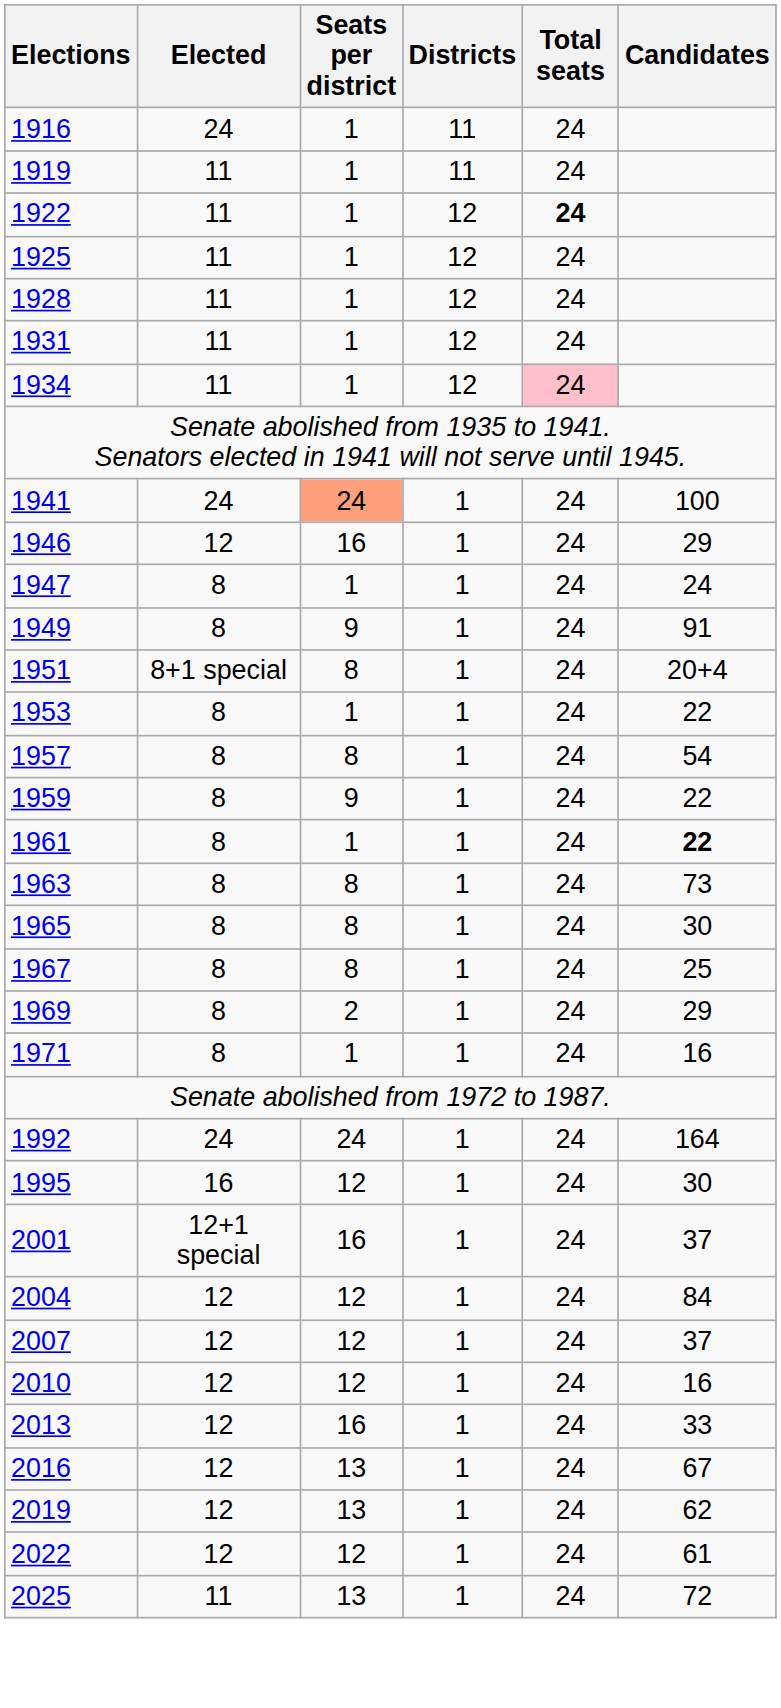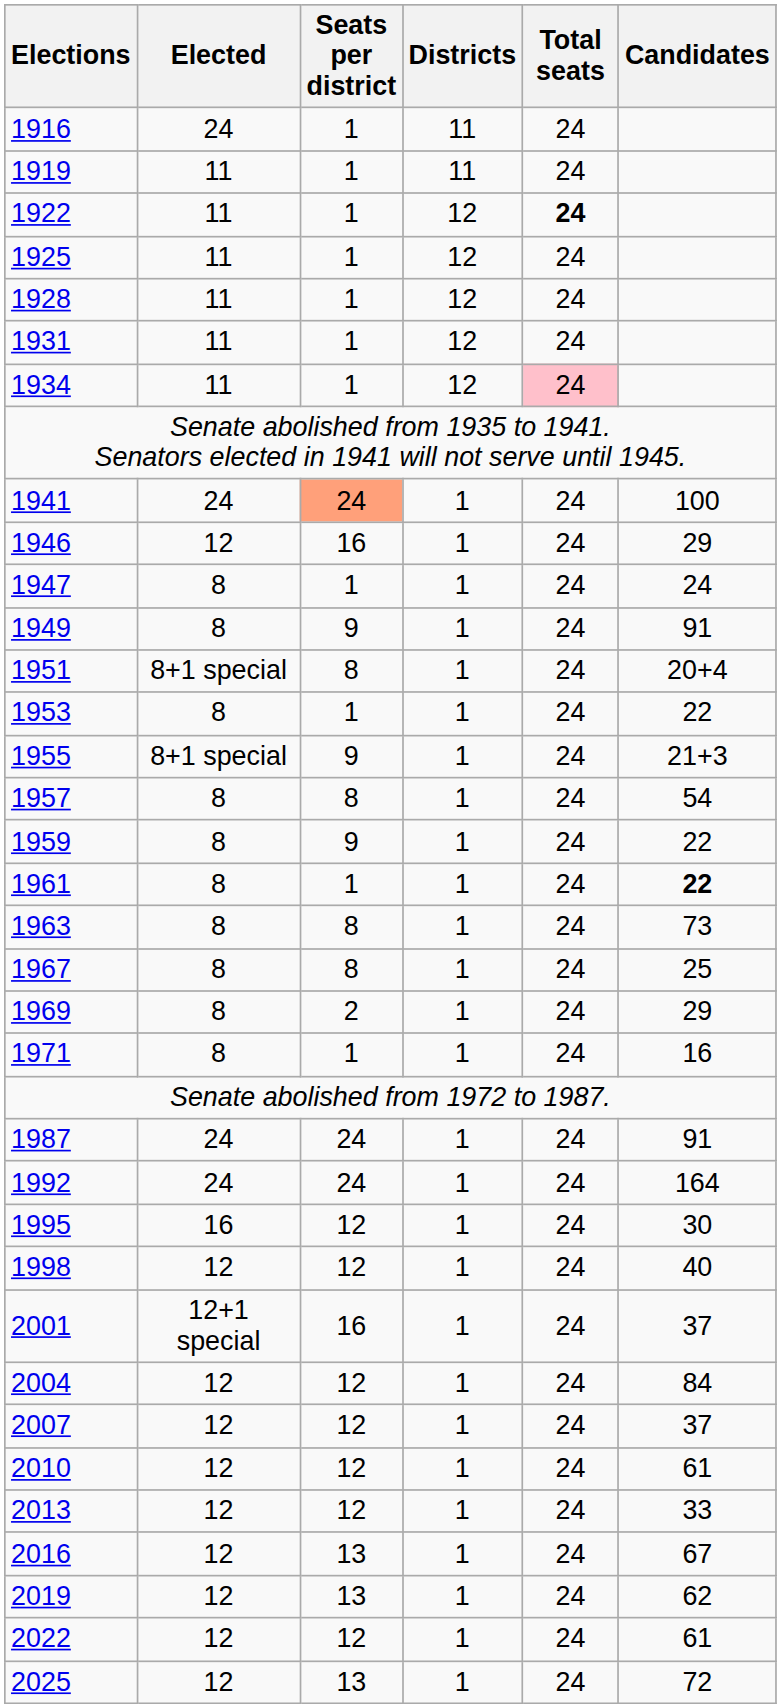+ row: (41, 755)
- row: (41, 926)
+ row: (41, 1139)
+ row: (41, 1267)
(697, 1383) 16 -> (697, 1468) 61
(351, 1425) 16 -> (351, 1510) 12
(219, 1596) 11 -> (219, 1681) 12
